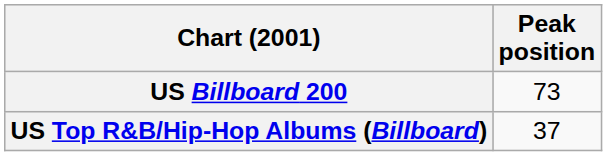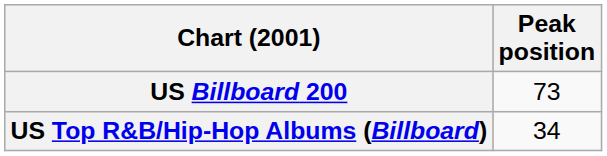(547, 130) 37 -> (547, 130) 34
